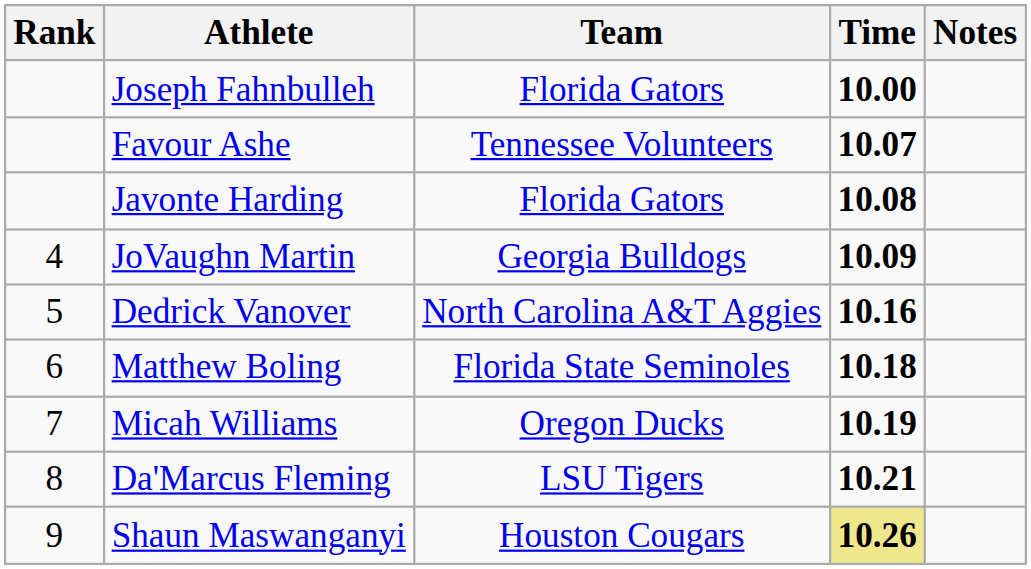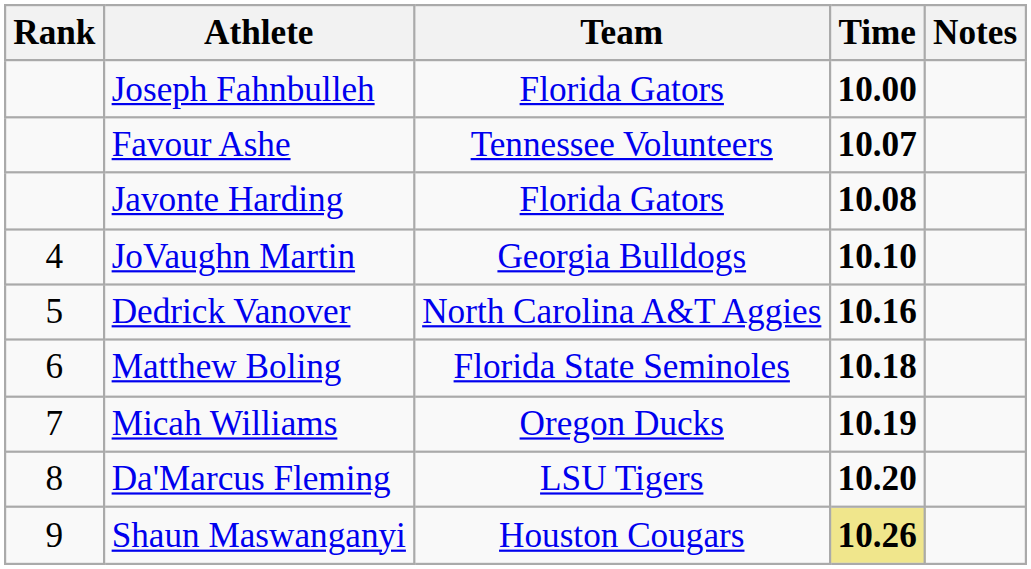(877, 255) 10.09 -> (877, 255) 10.10
(877, 479) 10.21 -> (877, 479) 10.20
